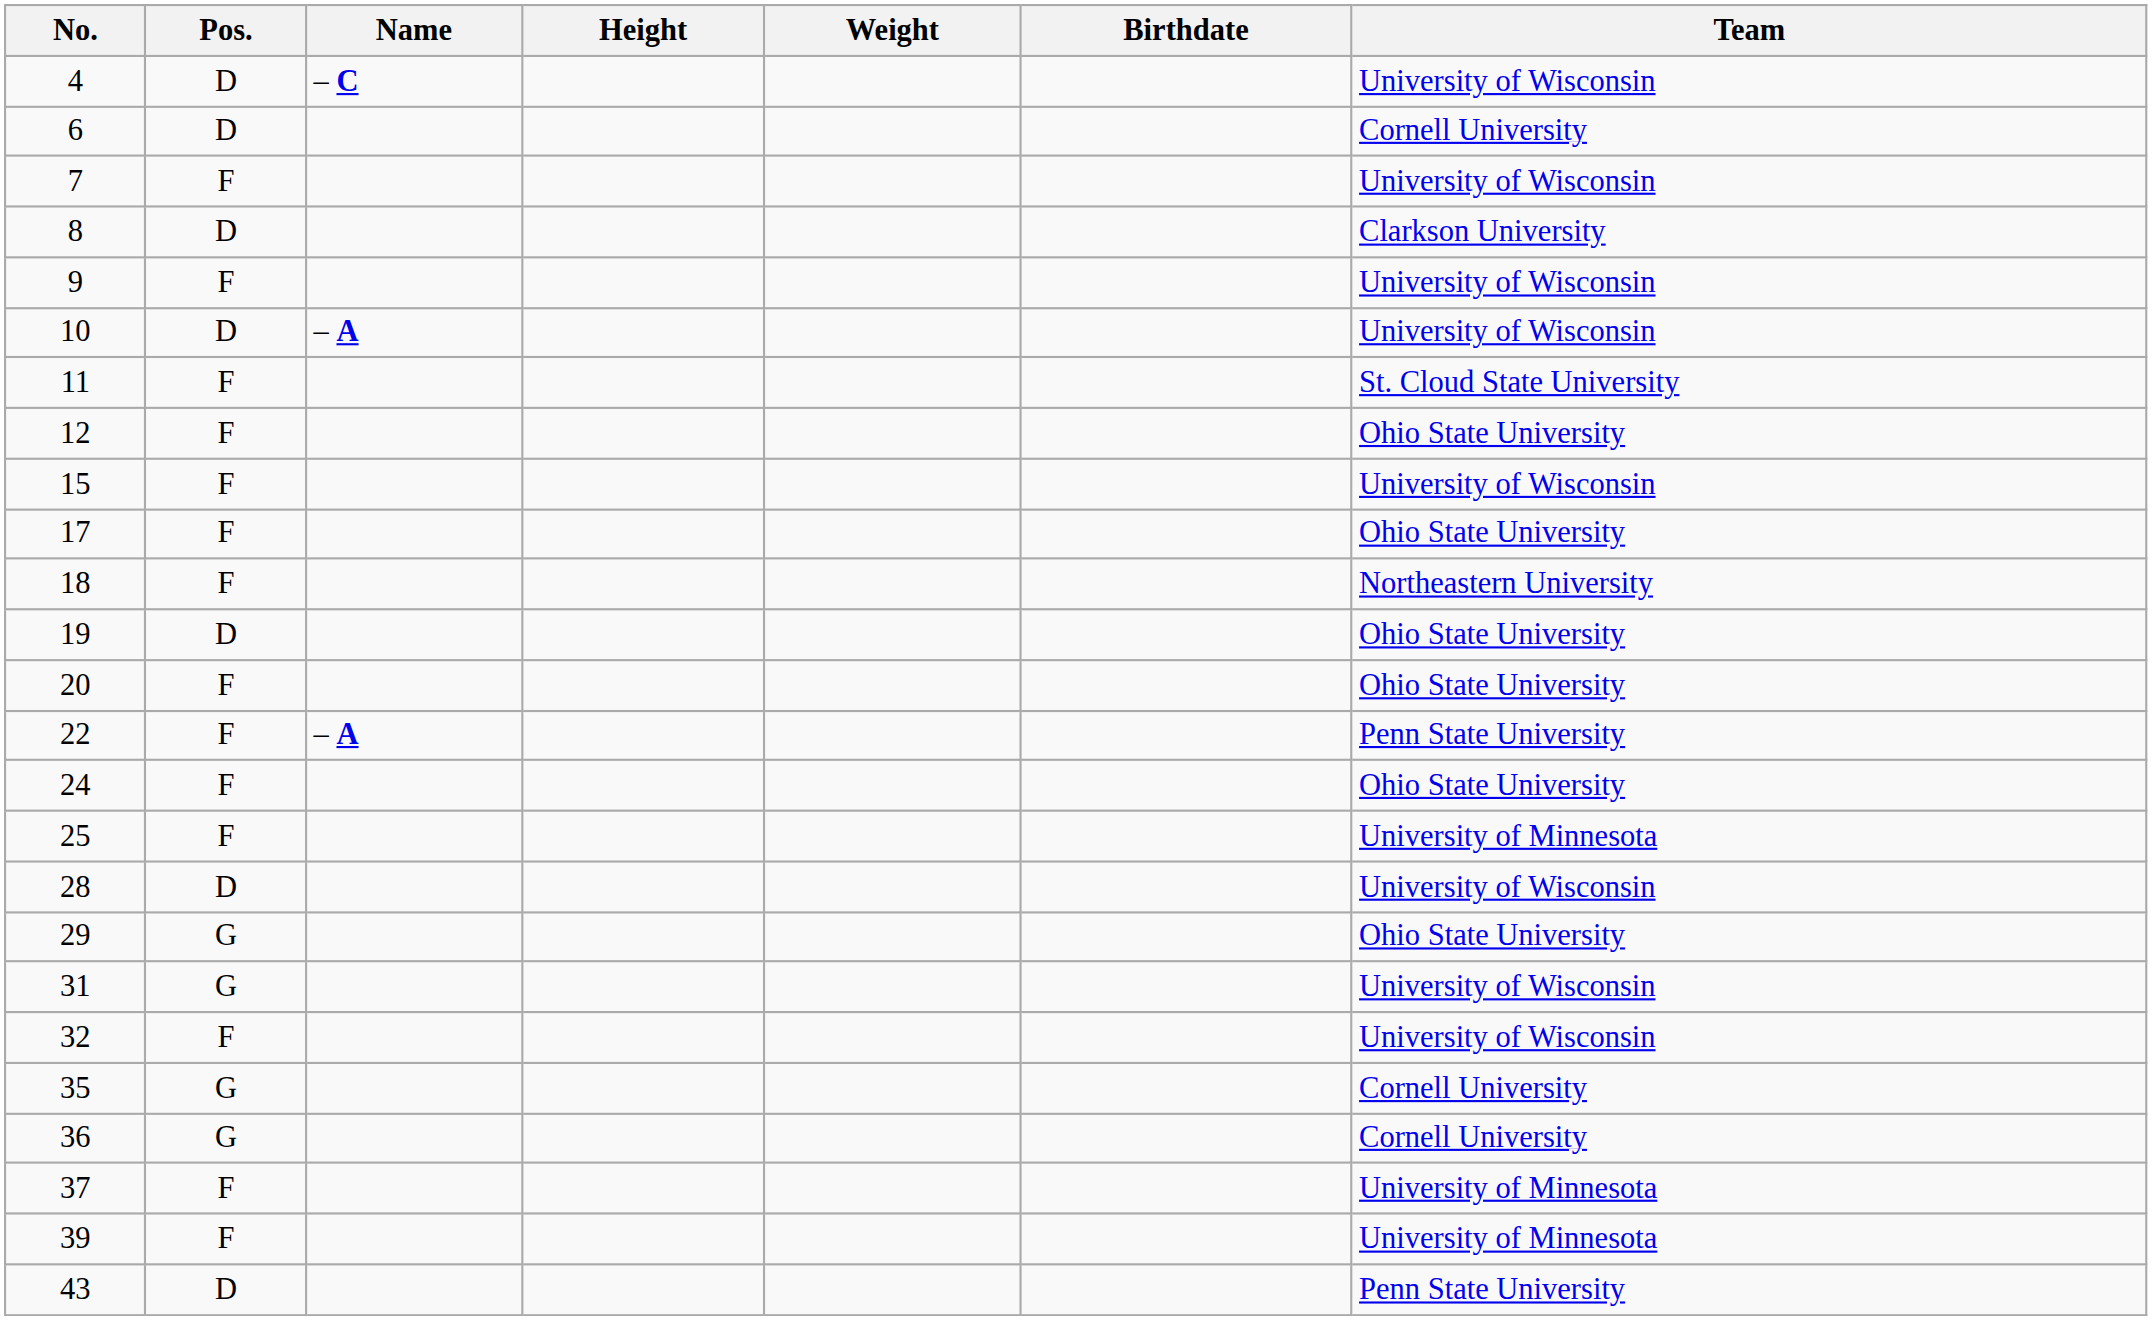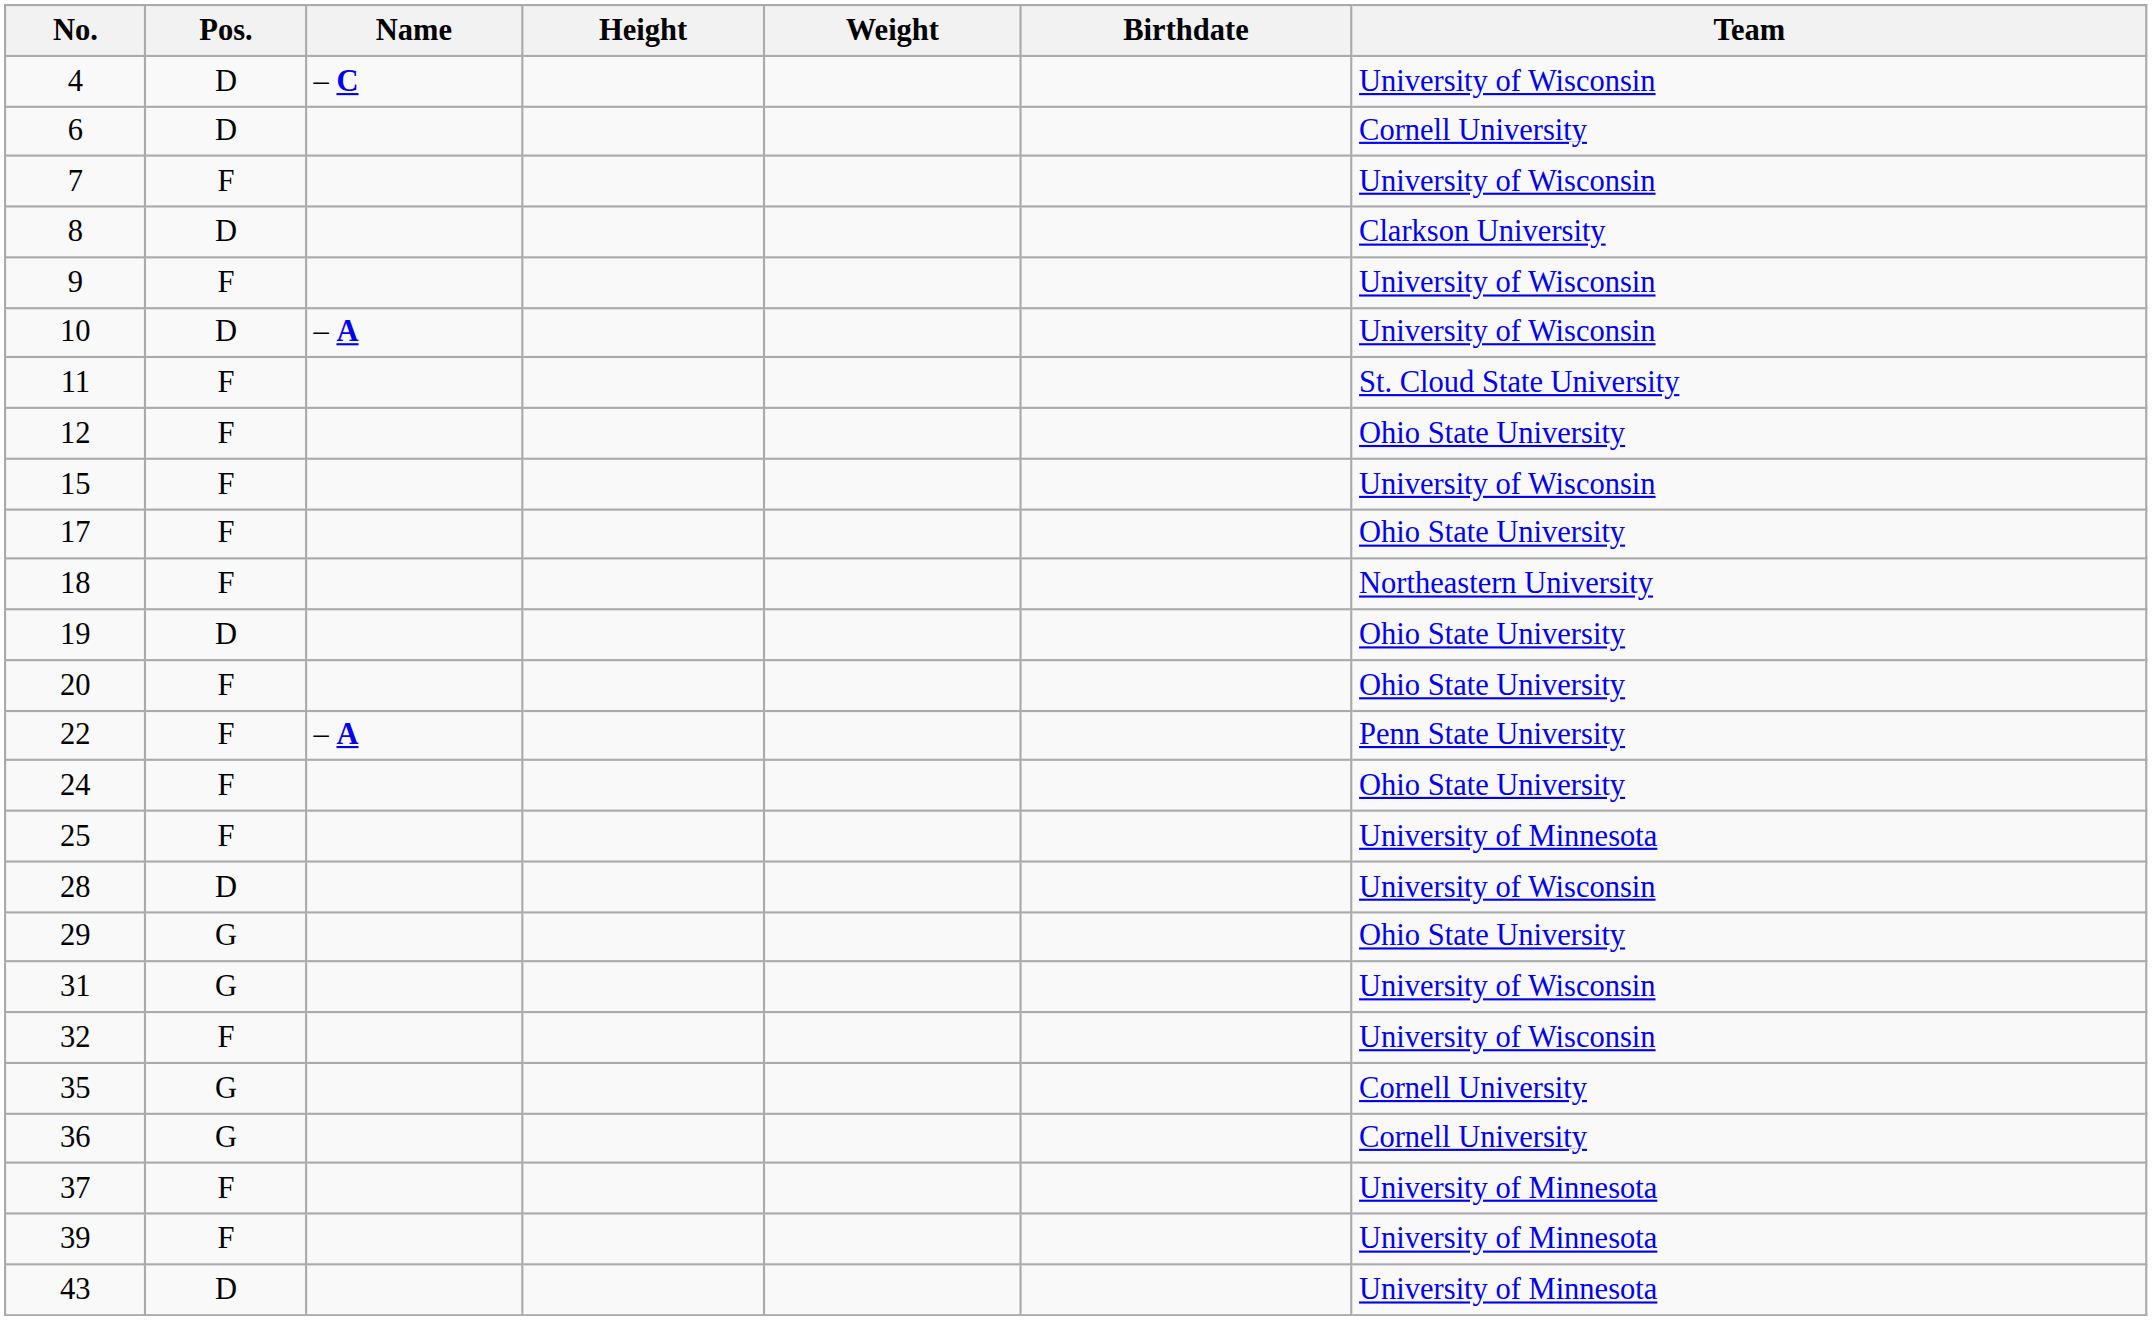(1492, 1288) Penn State University -> (1508, 1288) University of Minnesota
